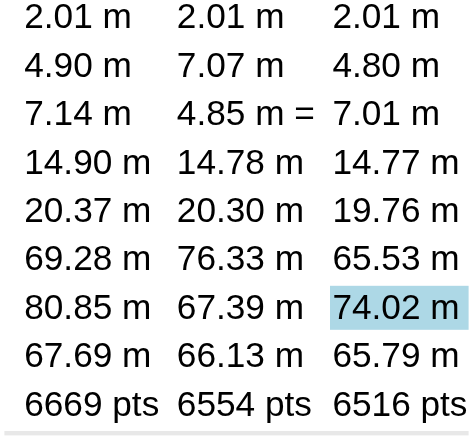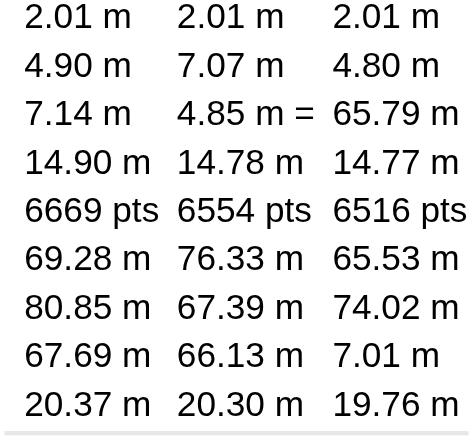(386, 113) 7.01 m -> (396, 113) 65.79 m
rows swapped: (88, 210) <-> (92, 404)
(396, 307) lightblue background -> (396, 307) no background
(396, 355) 65.79 m -> (386, 355) 7.01 m
